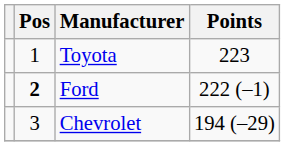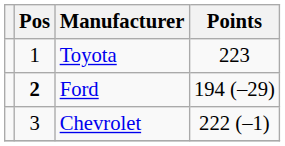(234, 89) 222 (–1) -> (234, 89) 194 (–29)
(234, 123) 194 (–29) -> (234, 123) 222 (–1)
